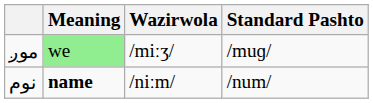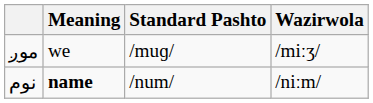columns swapped: (295, 19) <-> (174, 19)
(59, 50) lightgreen background -> (59, 50) no background
